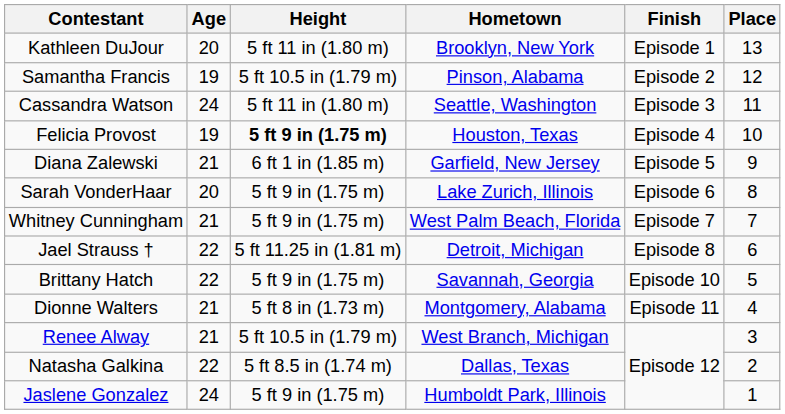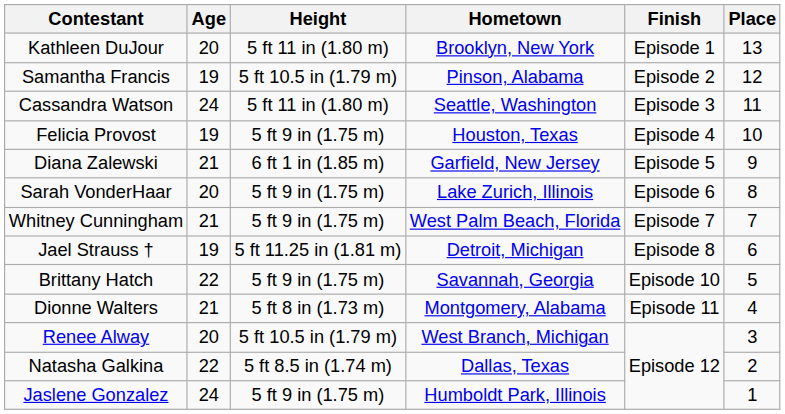(318, 134) bold -> (318, 134) normal
(209, 250) 22 -> (209, 250) 19
(209, 337) 21 -> (209, 337) 20
